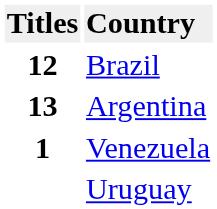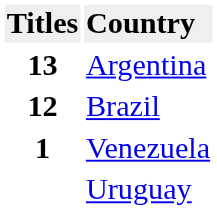rows swapped: (146, 106) <-> (123, 64)
